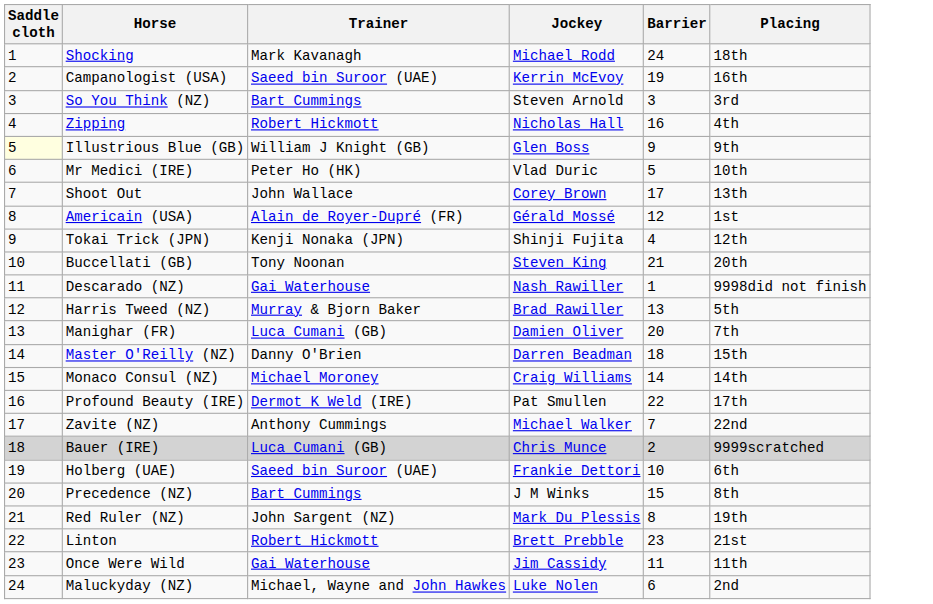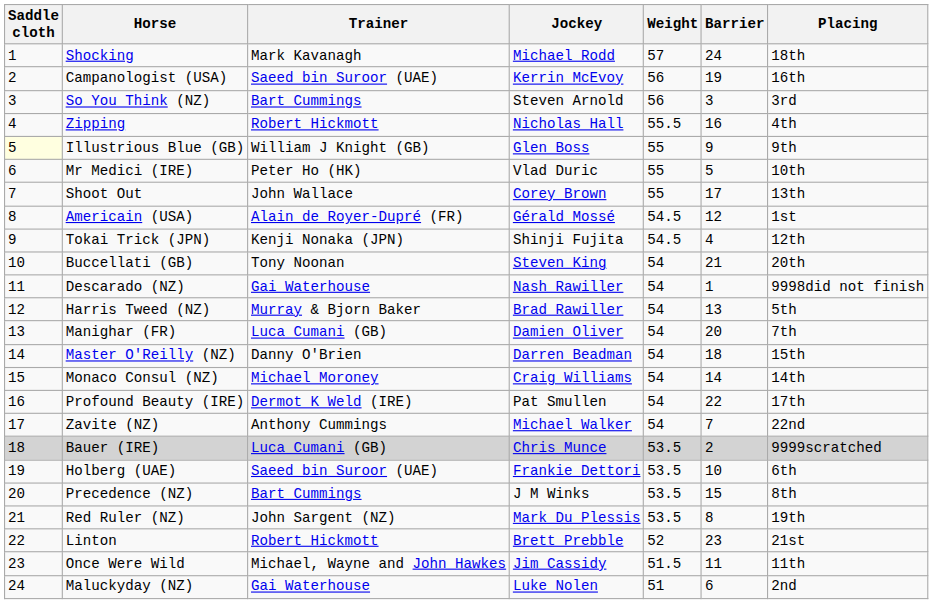+ column: (673, 24)
(311, 564) Gai Waterhouse -> (379, 564) Michael, Wayne and John Hawkes
(379, 587) Michael, Wayne and John Hawkes -> (311, 587) Gai Waterhouse
